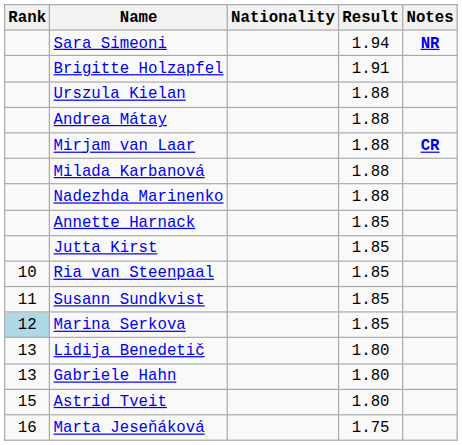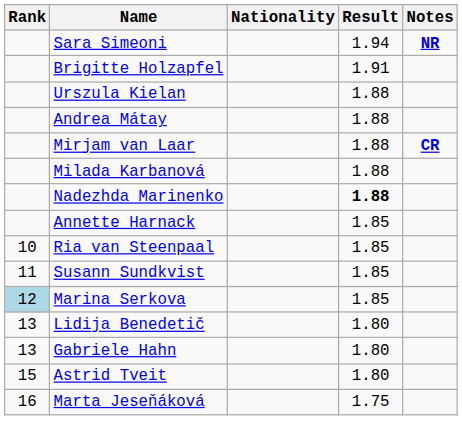(371, 197) normal -> (371, 197) bold
- row: (106, 248)
